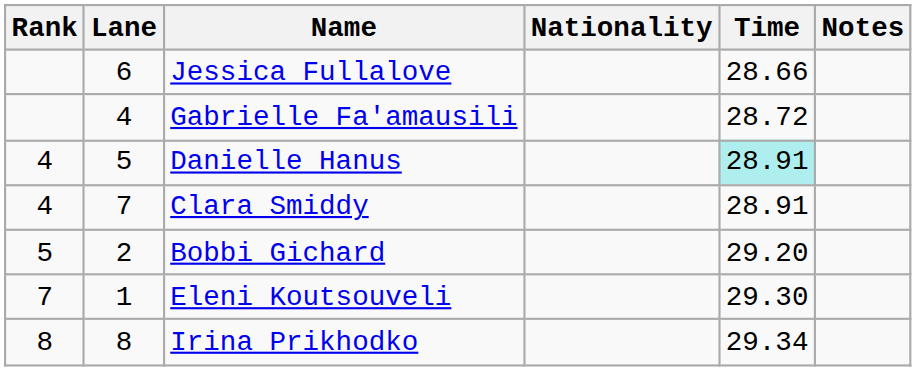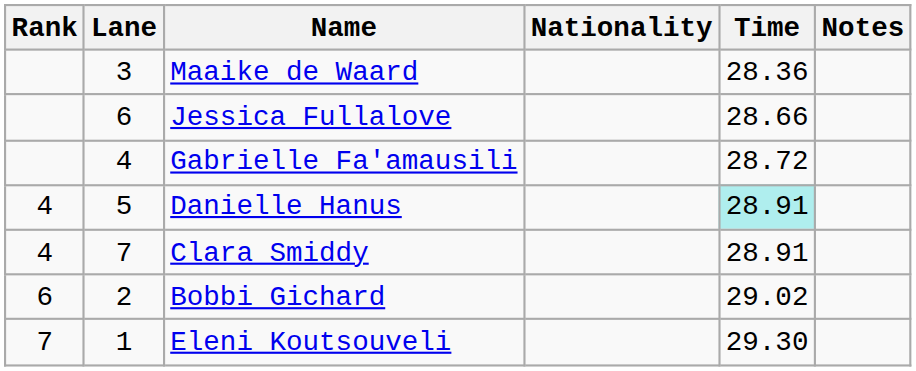+ row: (294, 72)
(45, 252) 5 -> (45, 297) 6
(767, 252) 29.20 -> (767, 297) 29.02
- row: (294, 342)
